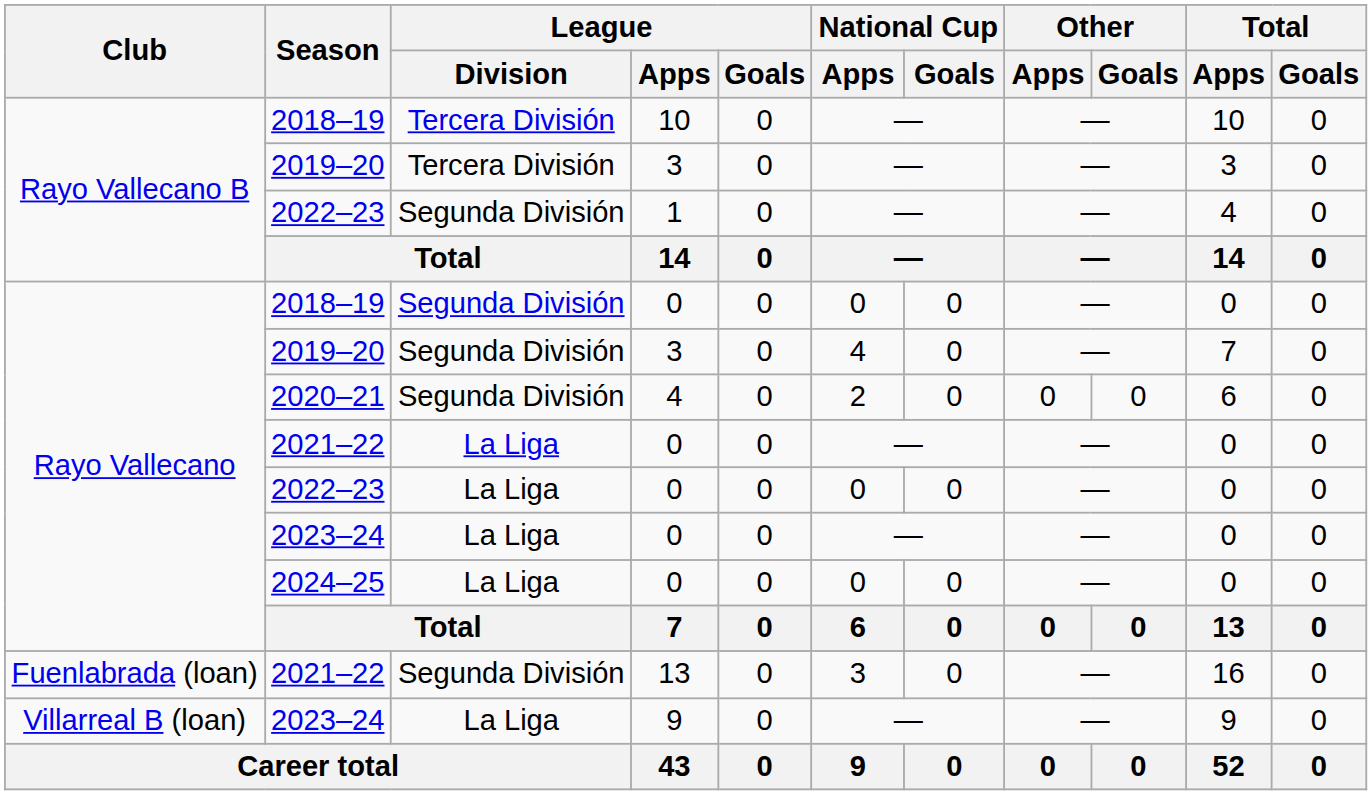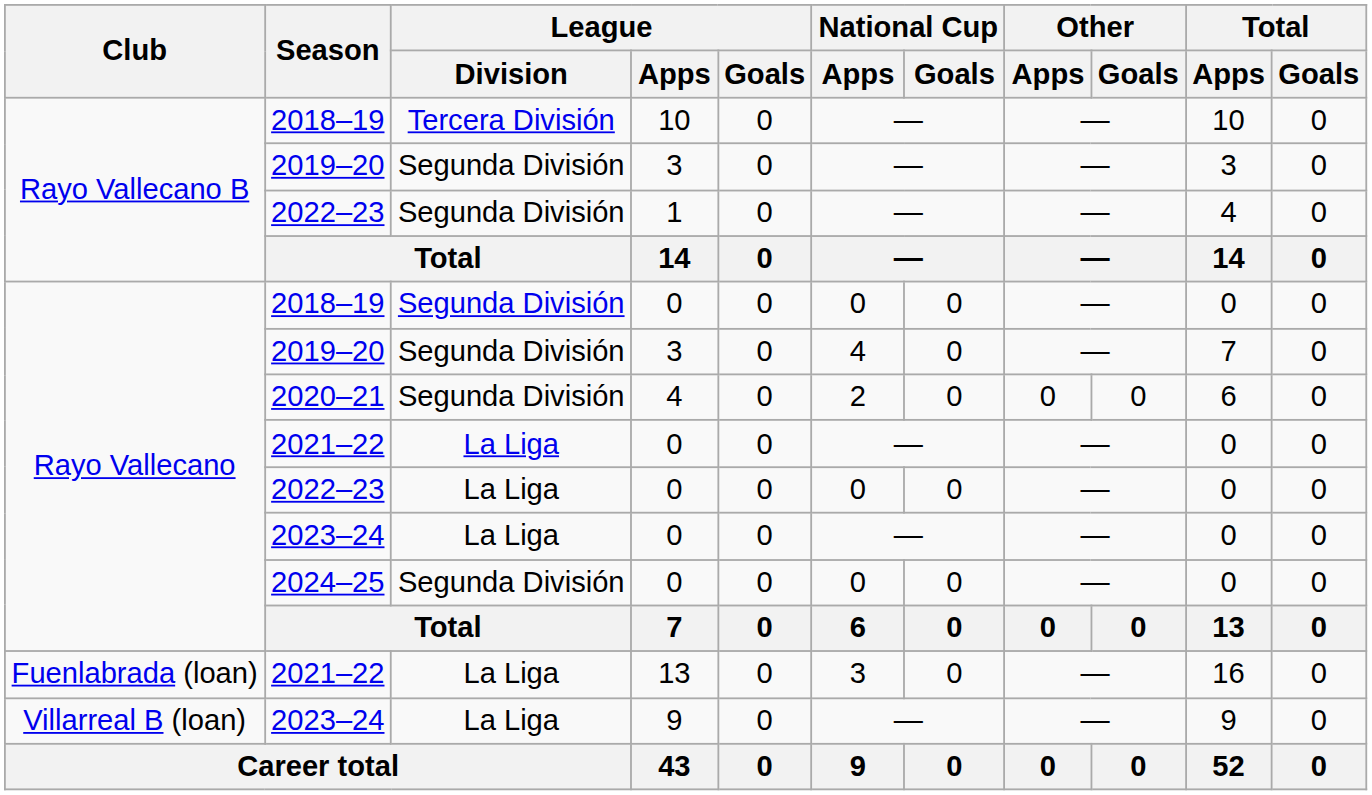(511, 166) Tercera División -> (511, 166) Segunda División
(511, 581) La Liga -> (511, 581) Segunda División
(511, 674) Segunda División -> (511, 674) La Liga
